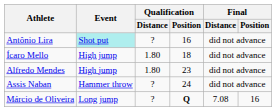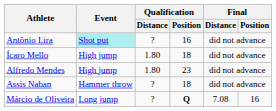(186, 85) 24 -> (186, 85) 18
